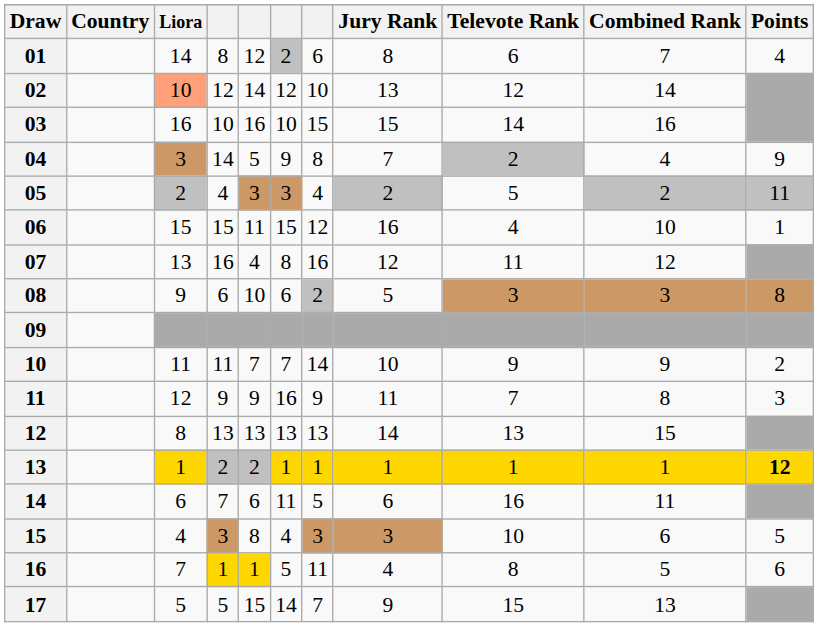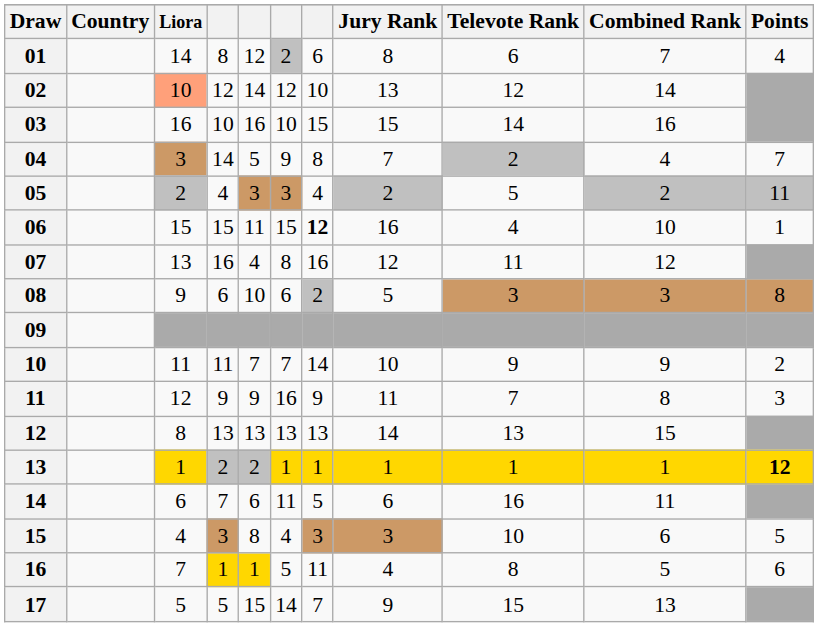(780, 158) 9 -> (780, 158) 7
(318, 227) normal -> (318, 227) bold
